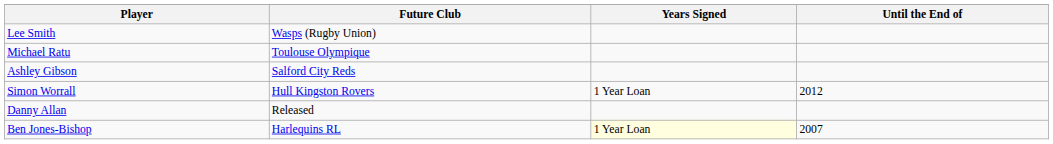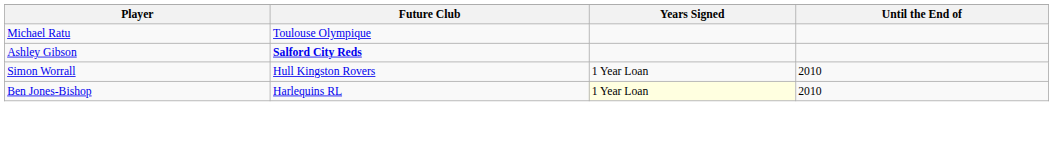- row: (31, 33)
(314, 72) normal -> (317, 52) bold
(811, 91) 2012 -> (810, 72) 2010
- row: (37, 110)
(811, 129) 2007 -> (810, 91) 2010
